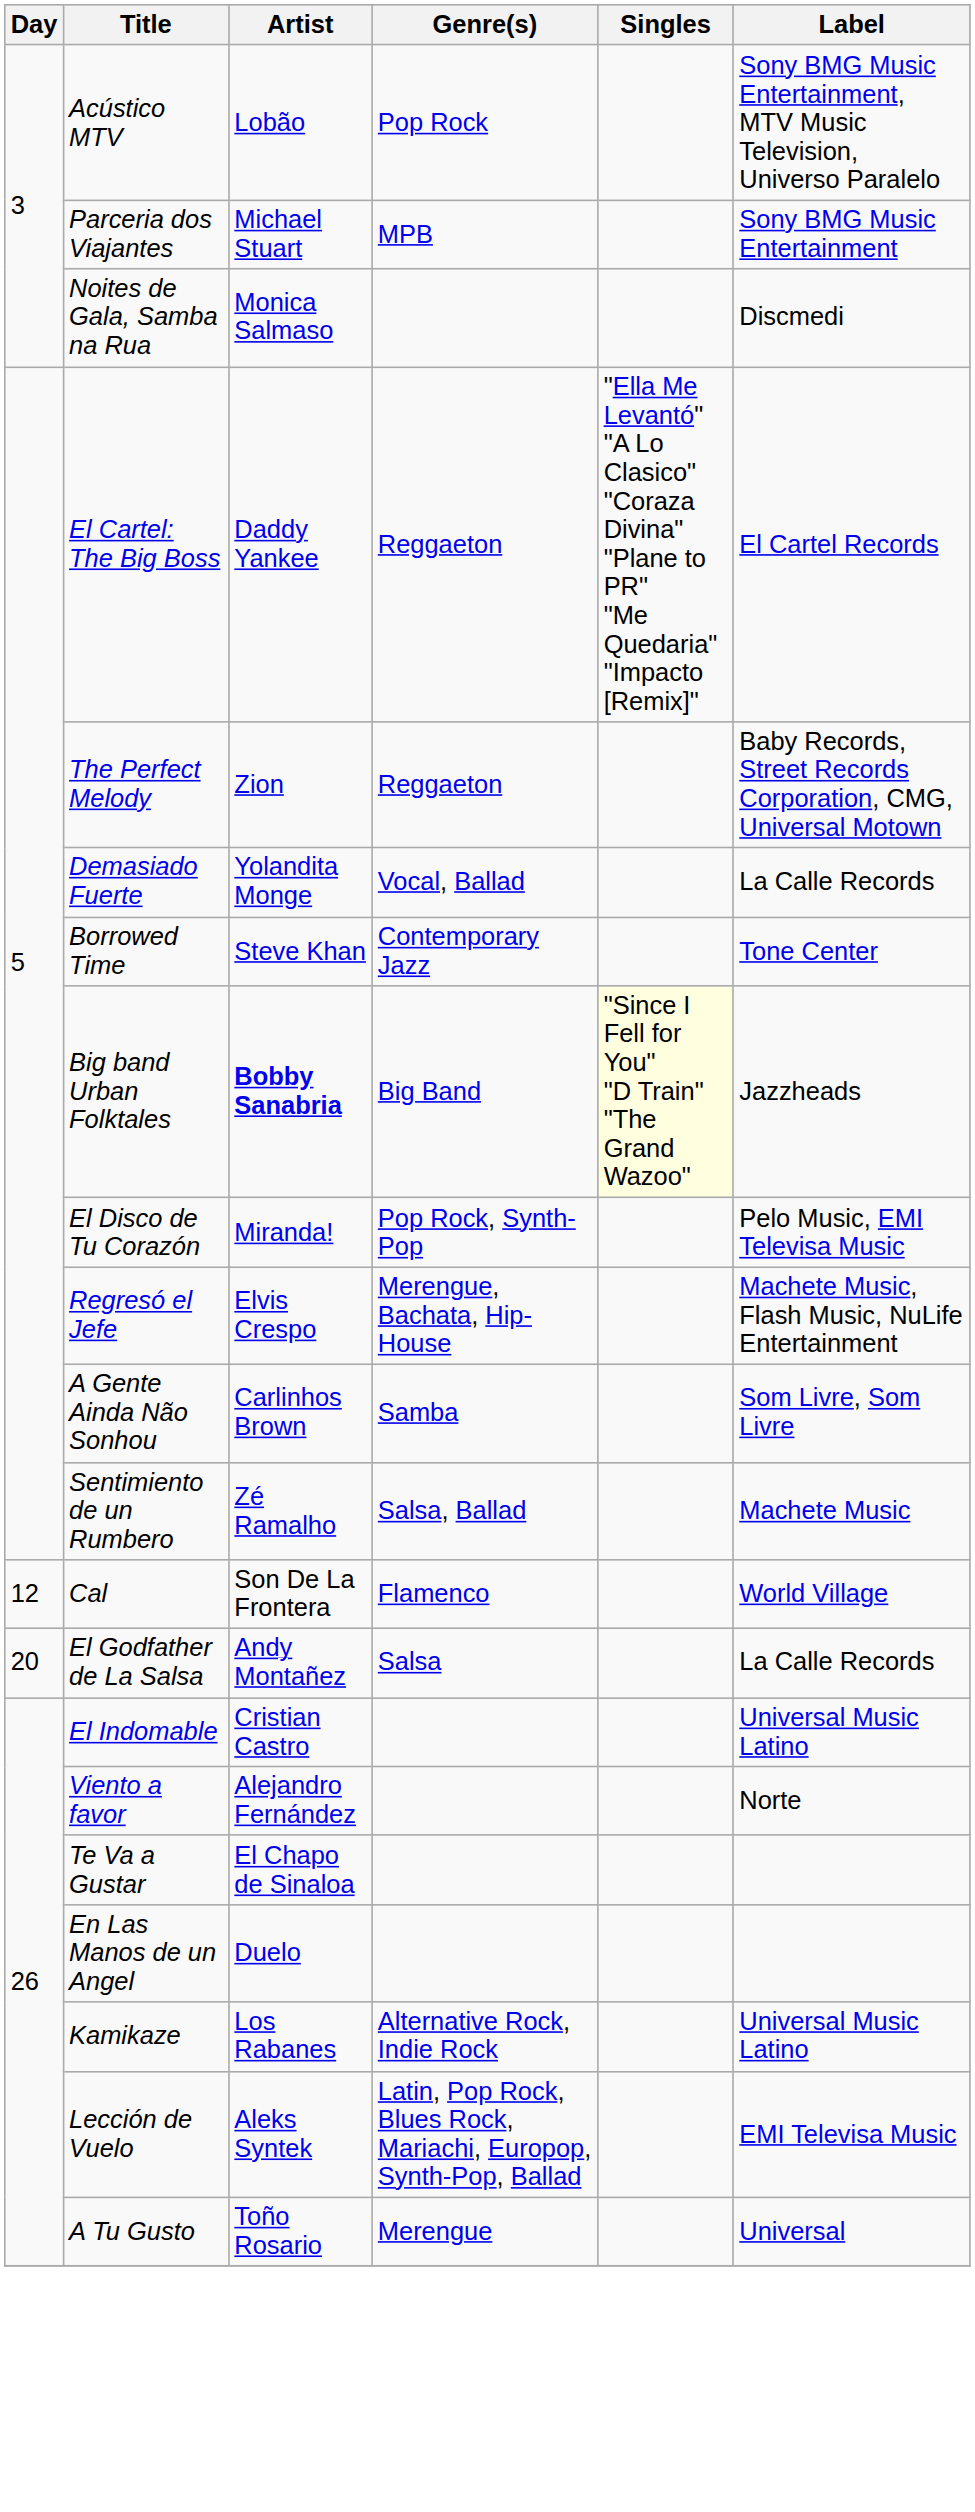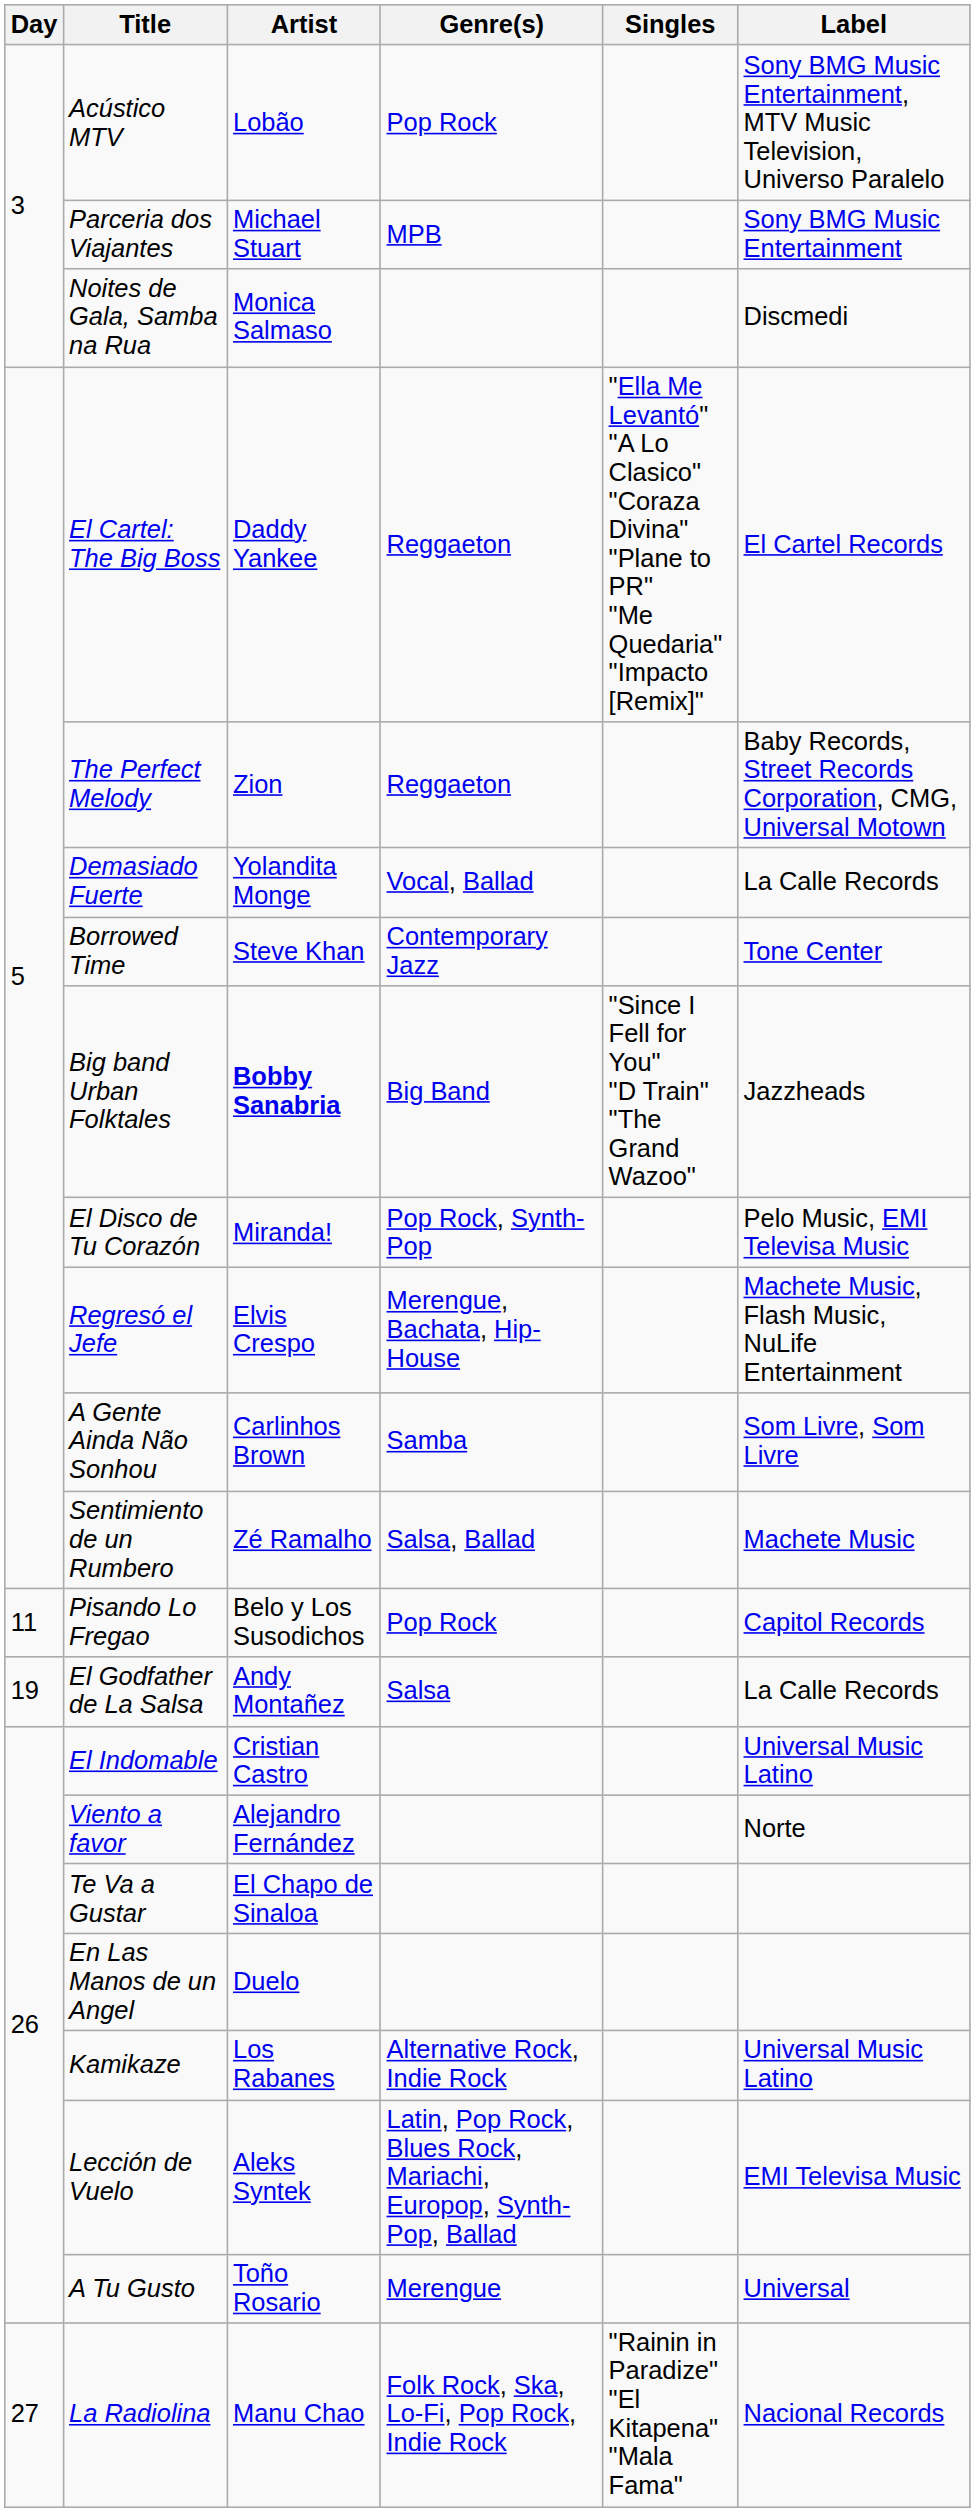(654, 1091) lightyellow background -> (659, 1091) no background
+ row: (133, 1622)
- row: (88, 1593)
(25, 1662) 20 -> (25, 1691) 19
+ row: (140, 2414)
